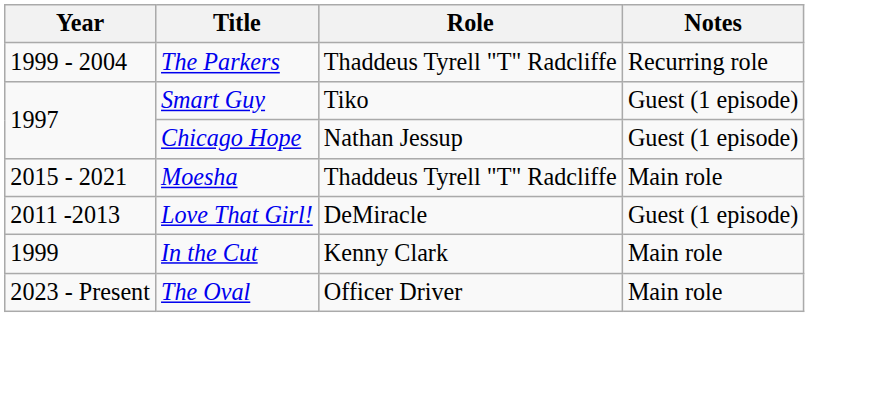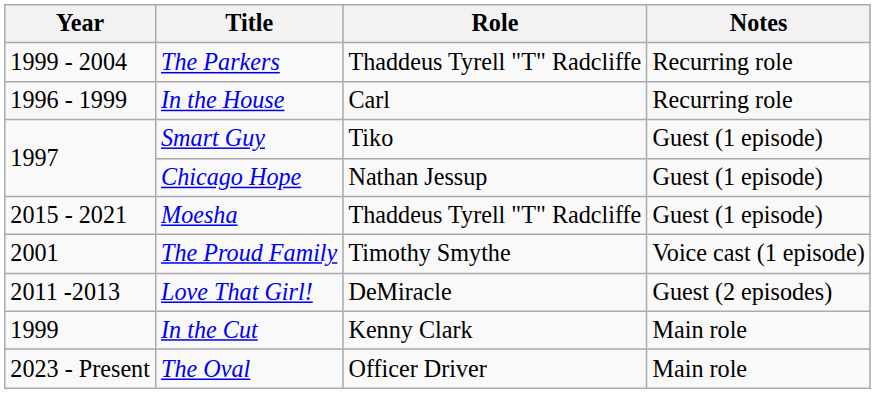+ row: (223, 100)
(675, 176) Main role -> (738, 215) Guest (1 episode)
+ row: (249, 253)
(713, 215) Guest (1 episode) -> (742, 291) Guest (2 episodes)
